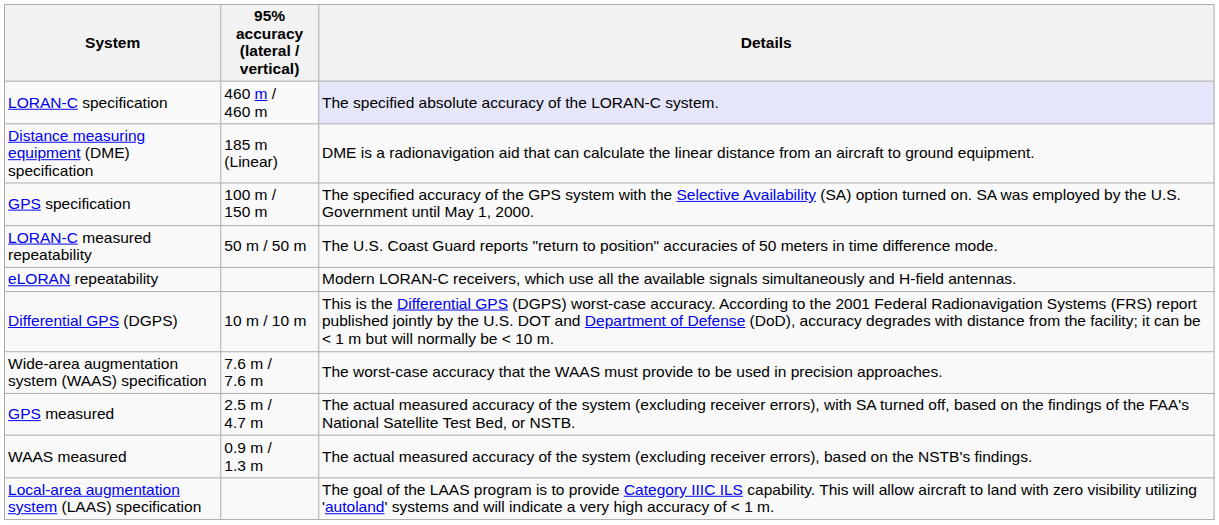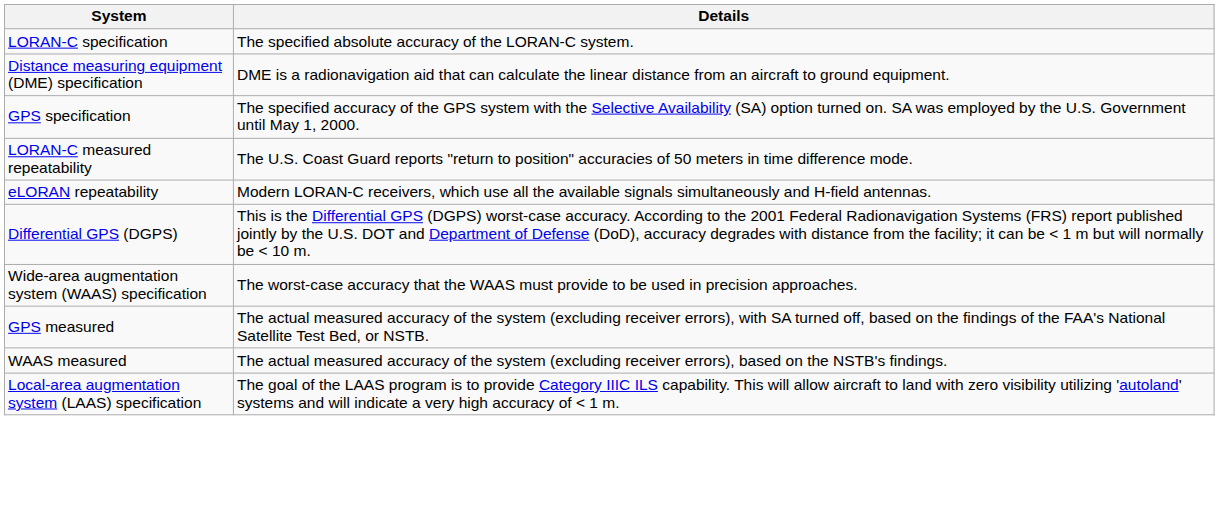- column: (270, 42)
(520, 102) lavender background -> (435, 41) no background
